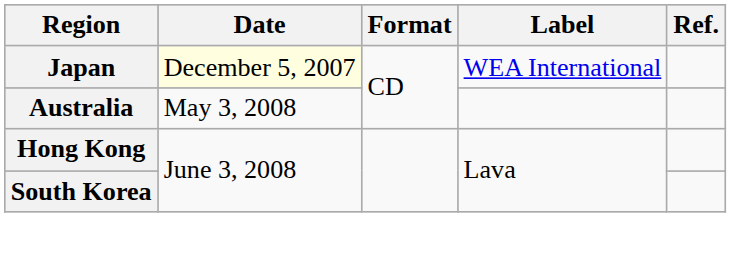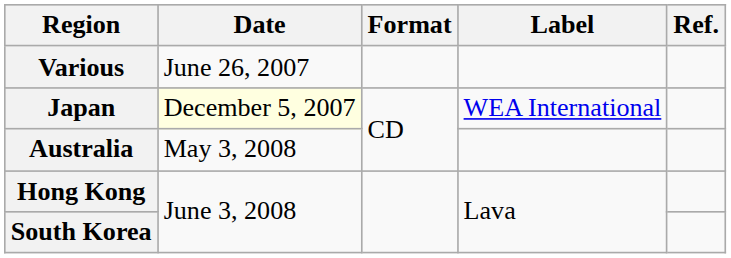+ row: (81, 66)
